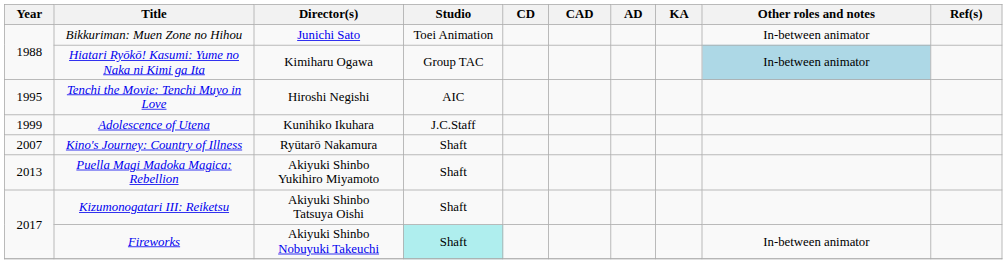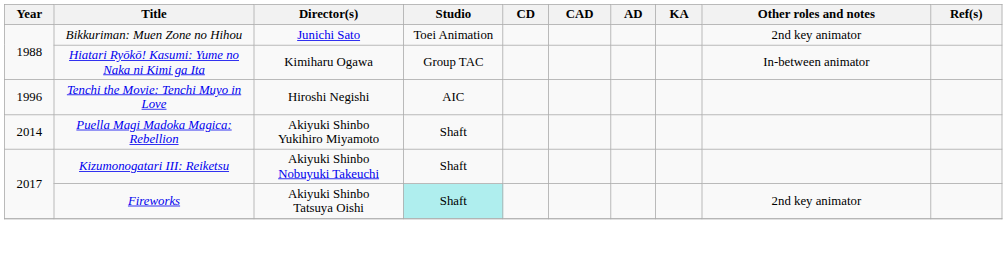(816, 34) In-between animator -> (816, 34) 2nd key animator
(816, 62) lightblue background -> (816, 62) no background
(29, 97) 1995 -> (29, 97) 1996
- row: (154, 124)
- row: (154, 144)
(29, 172) 2013 -> (29, 131) 2014
(329, 207) Akiyuki Shinbo Tatsuya Oishi -> (329, 166) Akiyuki Shinbo Nobuyuki Takeuchi
(329, 241) Akiyuki Shinbo Nobuyuki Takeuchi -> (329, 201) Akiyuki Shinbo Tatsuya Oishi
(816, 241) In-between animator -> (816, 201) 2nd key animator
